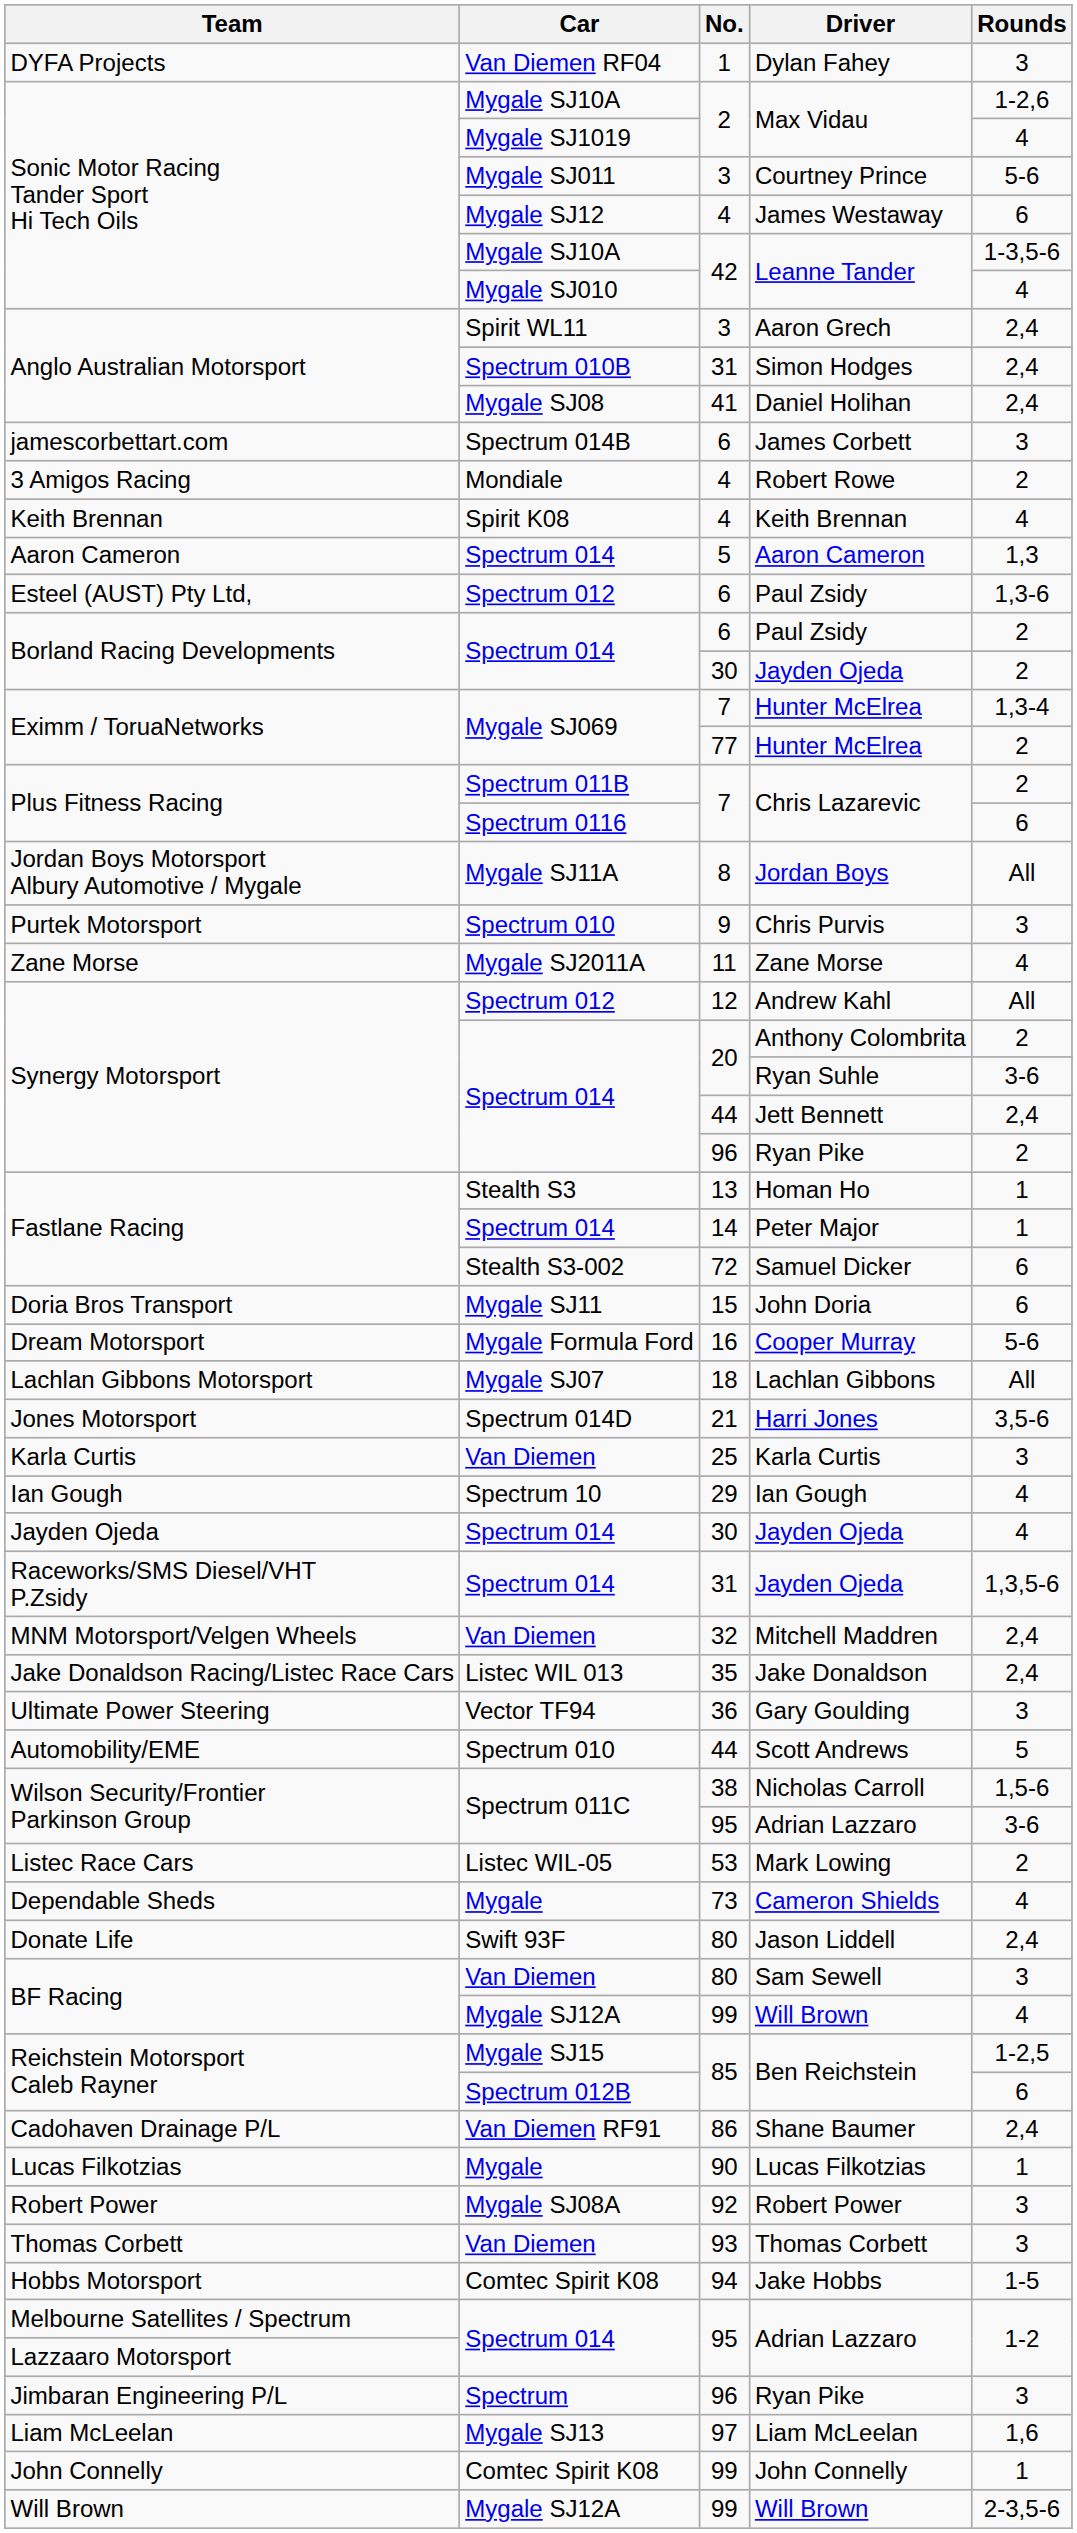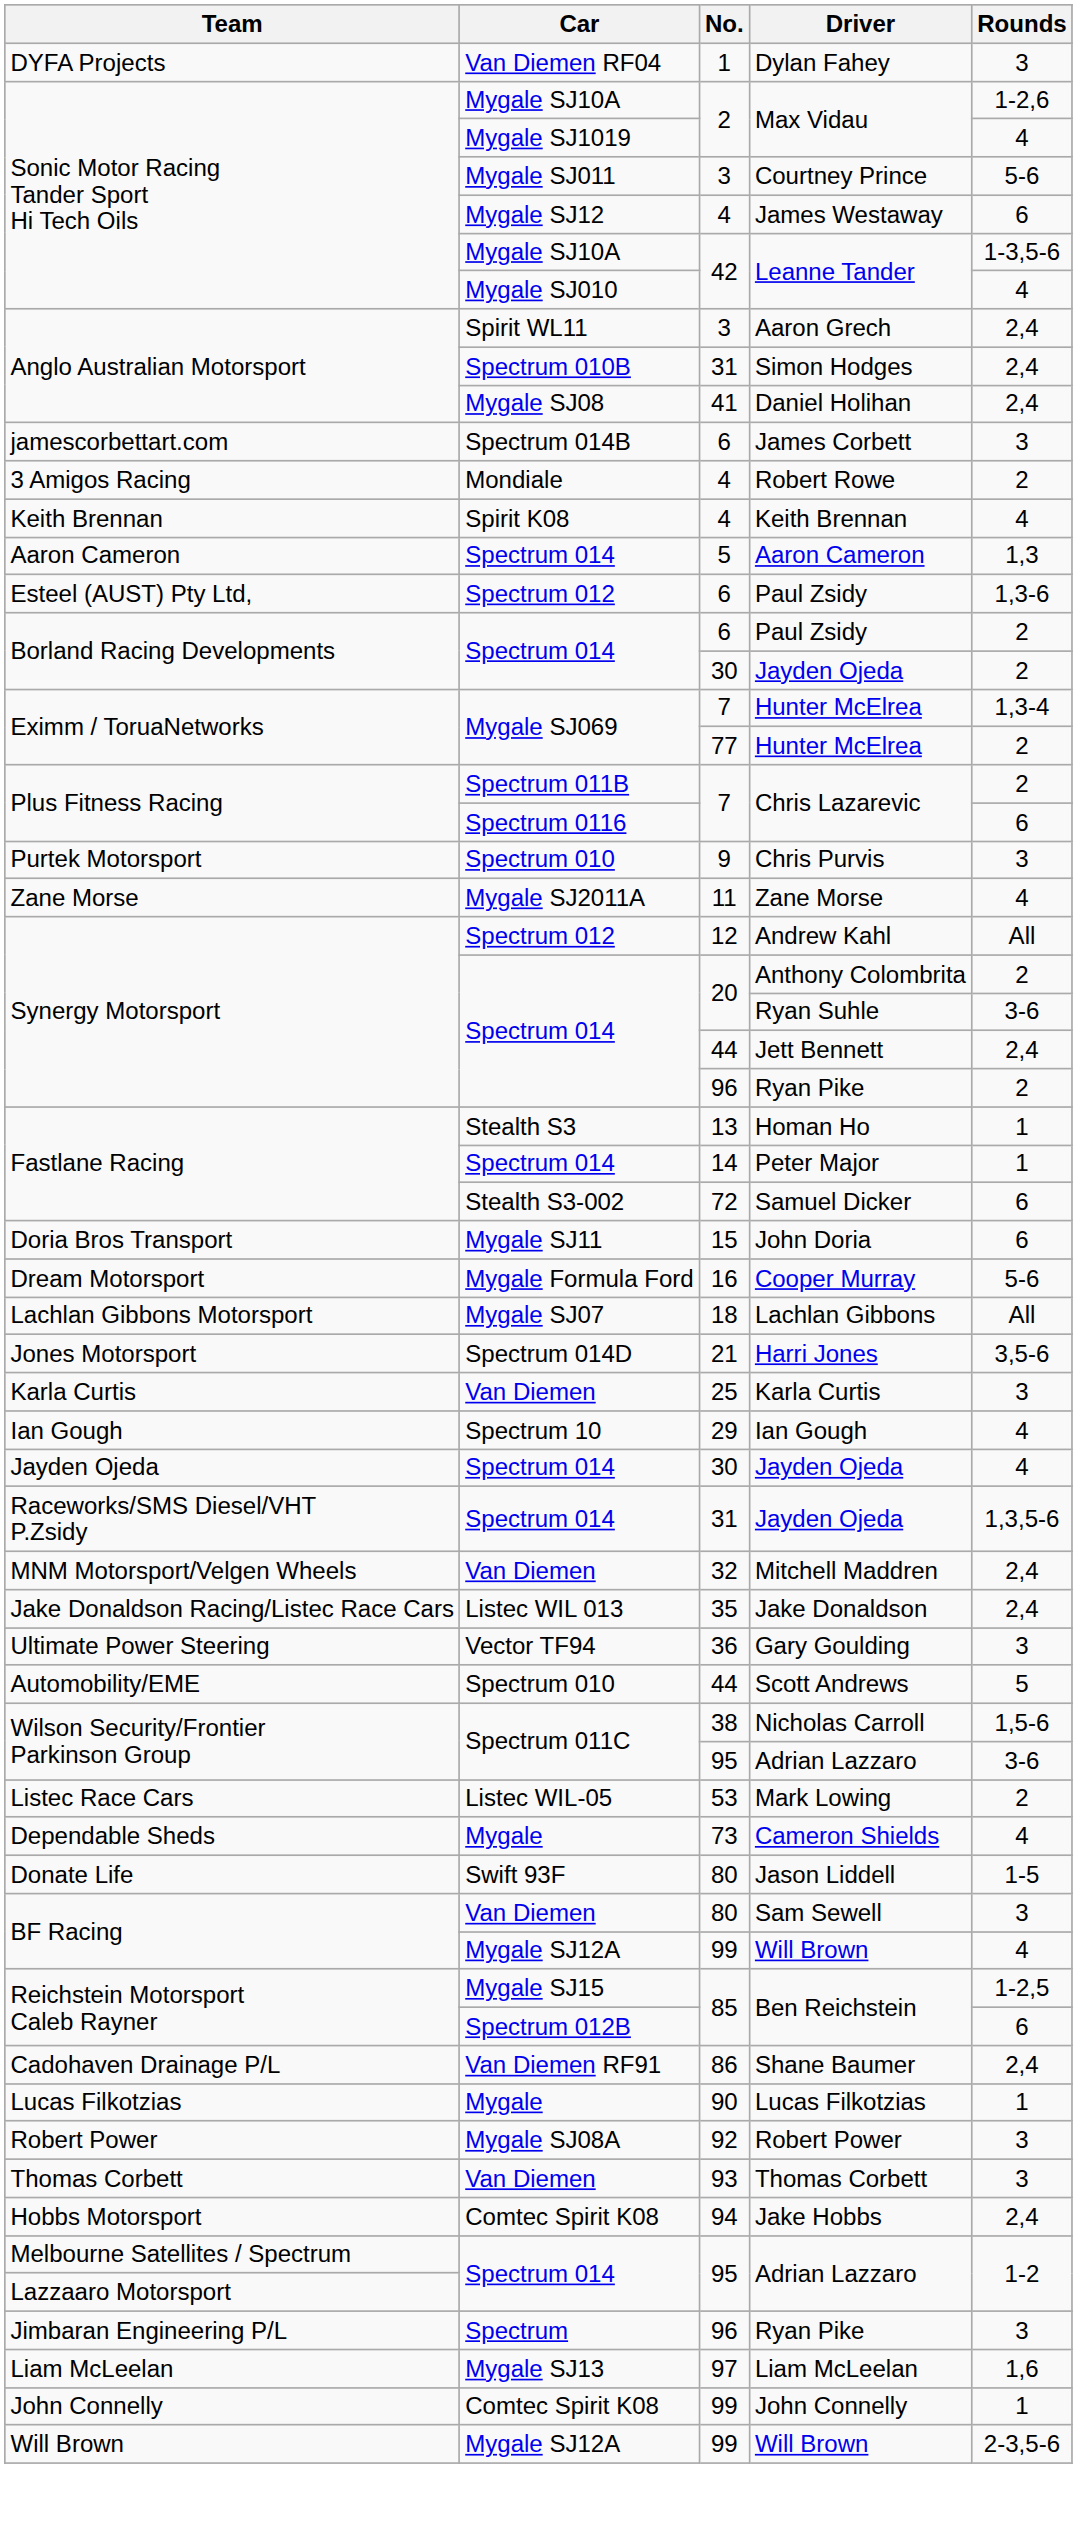- row: (156, 873)
(1022, 1939) 2,4 -> (1022, 1875) 1-5
(1022, 2281) 1-5 -> (1022, 2217) 2,4
